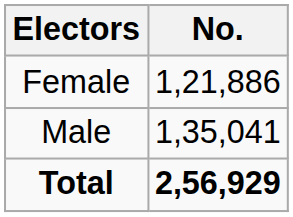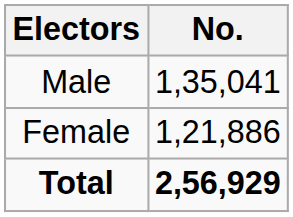rows swapped: (76, 132) <-> (76, 81)
